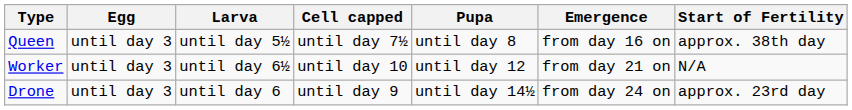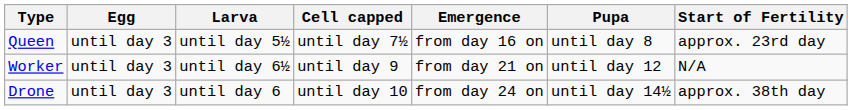columns swapped: (475, 17) <-> (606, 17)
(752, 42) approx. 38th day -> (752, 42) approx. 23rd day
(352, 67) until day 10 -> (348, 67) until day 9
(348, 92) until day 9 -> (352, 92) until day 10
(752, 92) approx. 23rd day -> (752, 92) approx. 38th day
